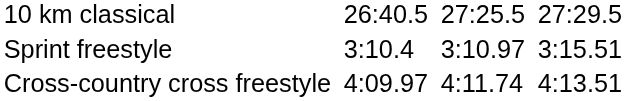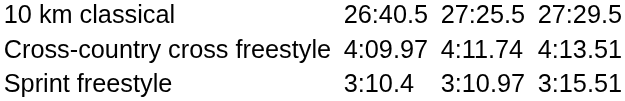rows swapped: (88, 49) <-> (167, 84)
